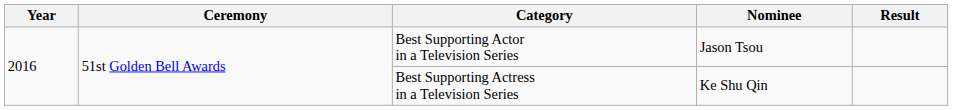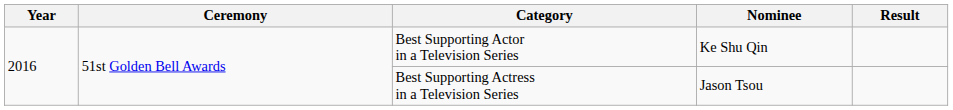(731, 46) Jason Tsou -> (734, 46) Ke Shu Qin
(734, 85) Ke Shu Qin -> (731, 85) Jason Tsou
